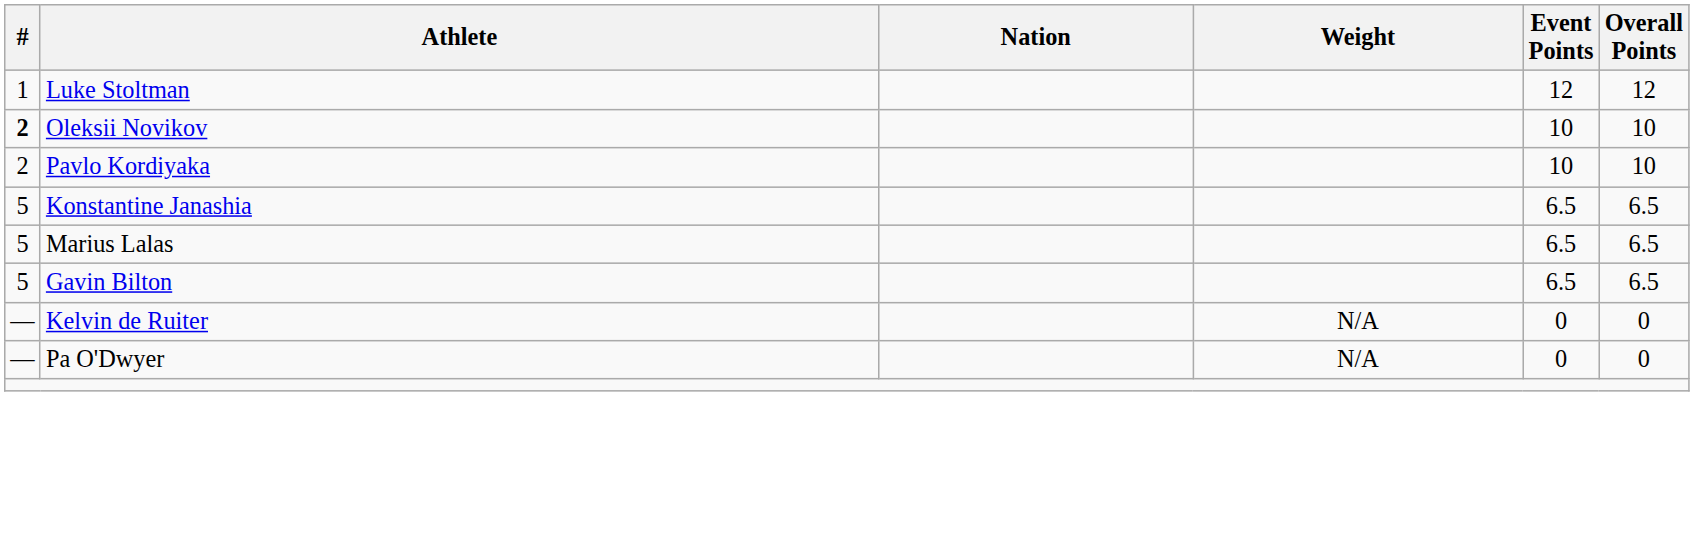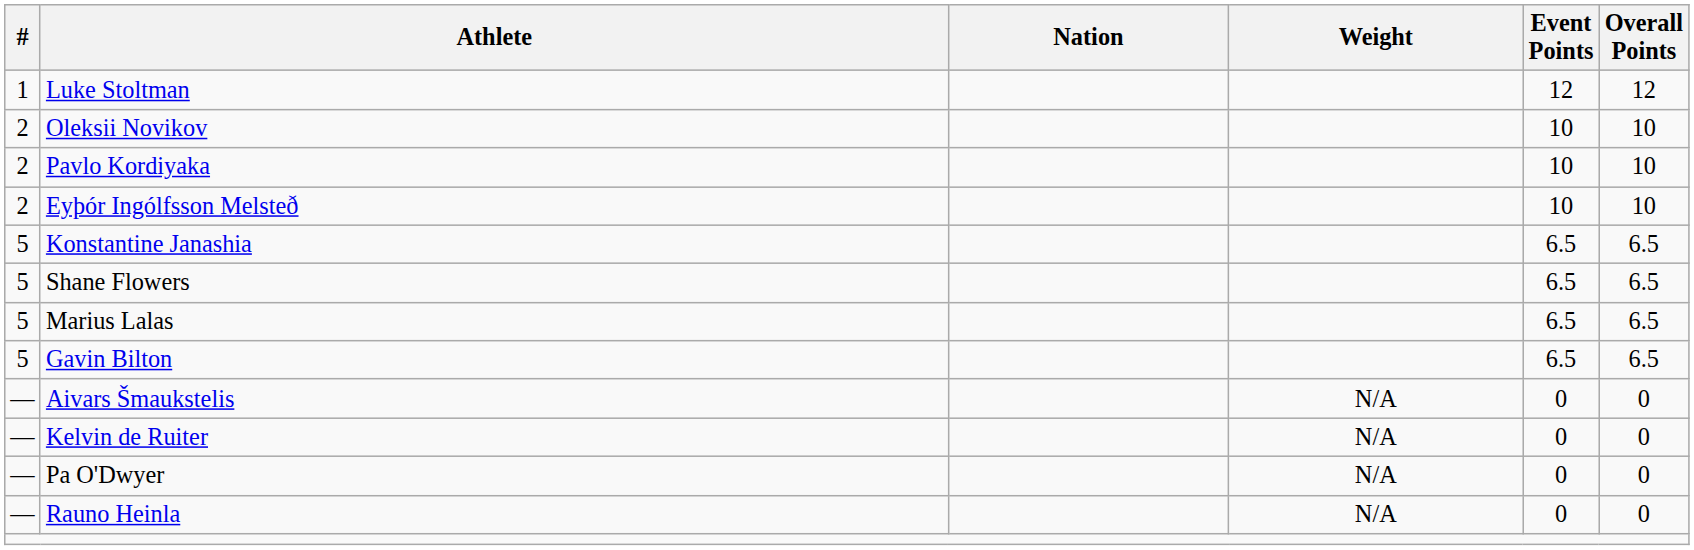(23, 128) bold -> (23, 128) normal
+ row: (172, 205)
+ row: (118, 282)
+ row: (140, 398)
+ row: (113, 513)
